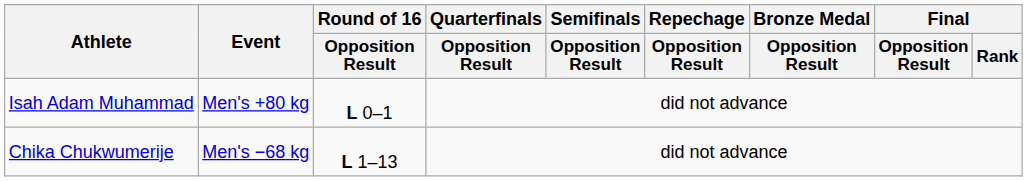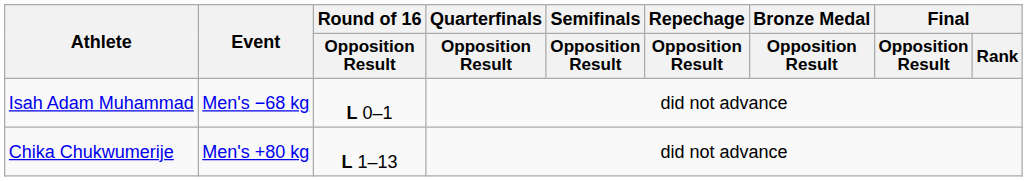(256, 103) Men's +80 kg -> (256, 103) Men's −68 kg
(256, 152) Men's −68 kg -> (256, 152) Men's +80 kg
